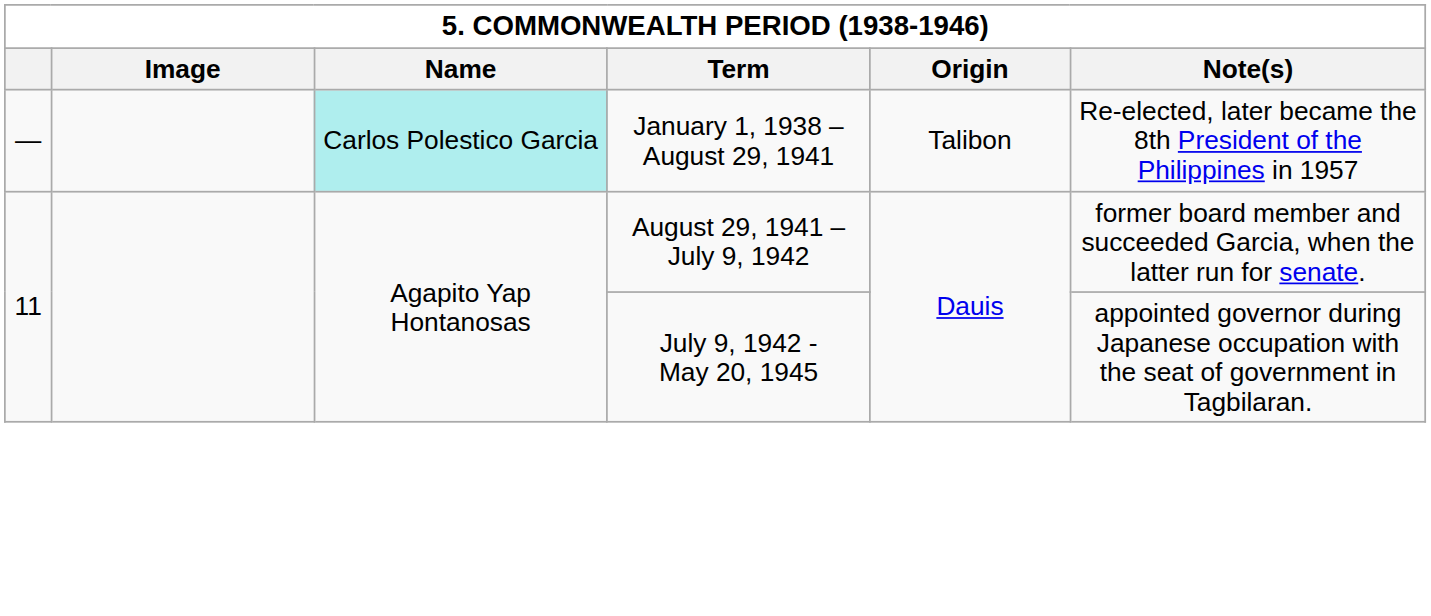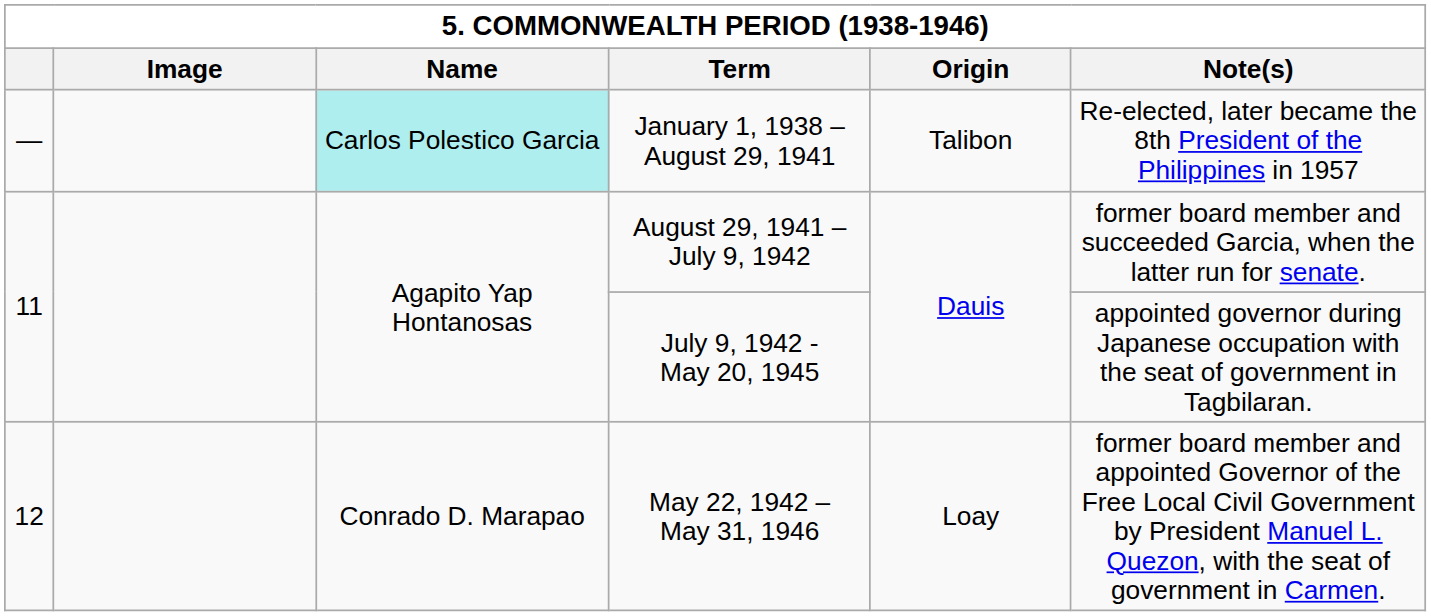+ row: (740, 516)
